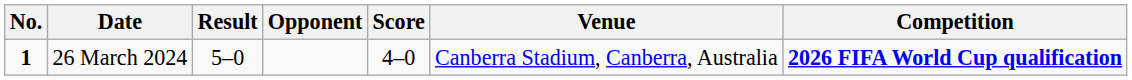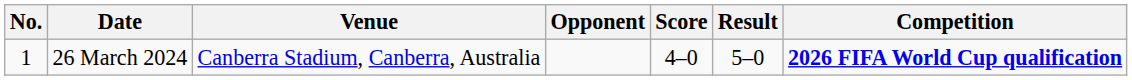columns swapped: (606, 22) <-> (228, 22)
(26, 57) bold -> (26, 57) normal
